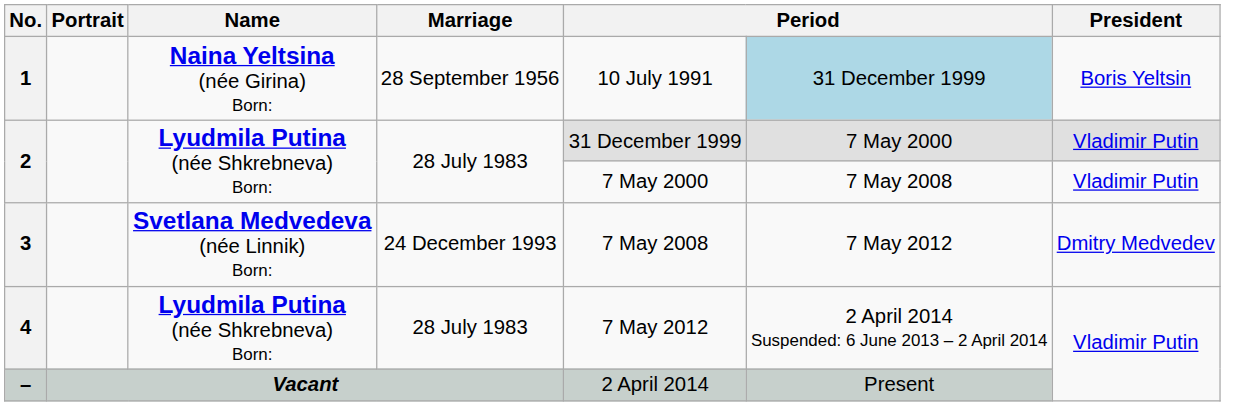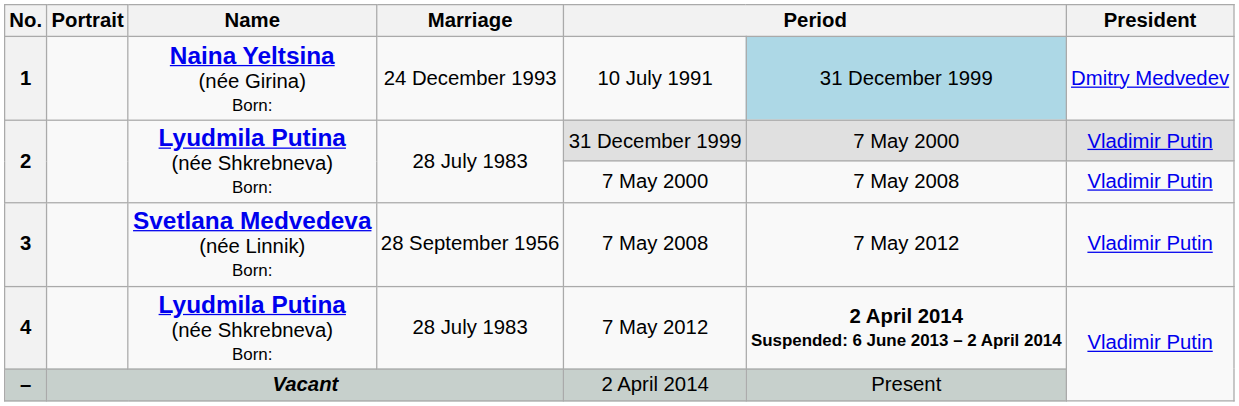(470, 78) 28 September 1956 -> (470, 78) 24 December 1993
(1136, 78) Boris Yeltsin -> (1150, 78) Dmitry Medvedev
(470, 244) 24 December 1993 -> (470, 244) 28 September 1956
(1136, 244) Dmitry Medvedev -> (1150, 244) Vladimir Putin
(899, 327) normal -> (906, 327) bold
